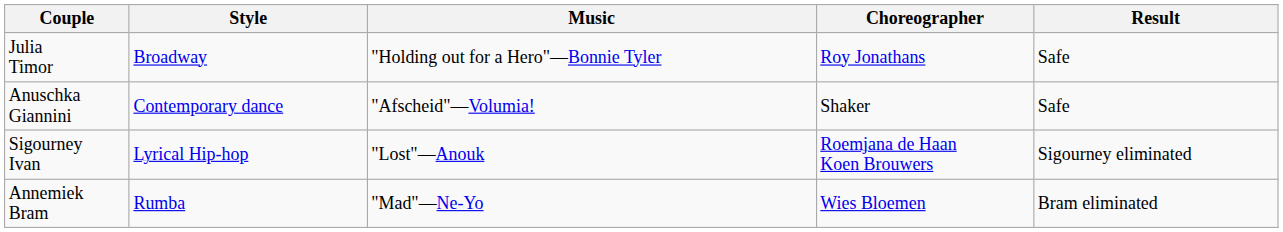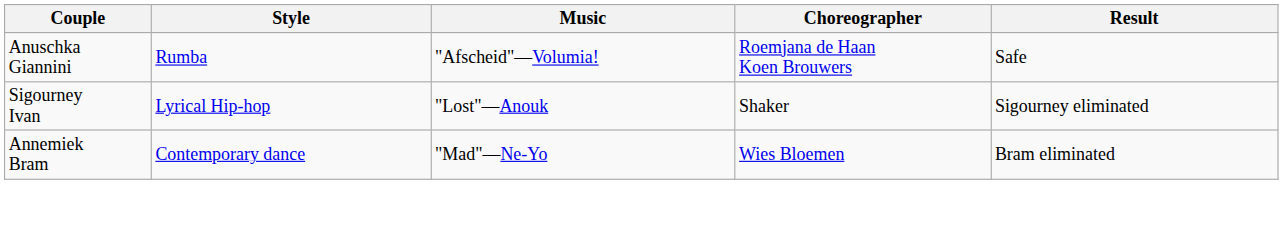- row: (31, 57)
(208, 105) Contemporary dance -> (181, 57) Rumba
(845, 105) Shaker -> (807, 57) Roemjana de Haan Koen Brouwers
(888, 154) Roemjana de Haan Koen Brouwers -> (764, 105) Shaker
(159, 202) Rumba -> (230, 154) Contemporary dance
